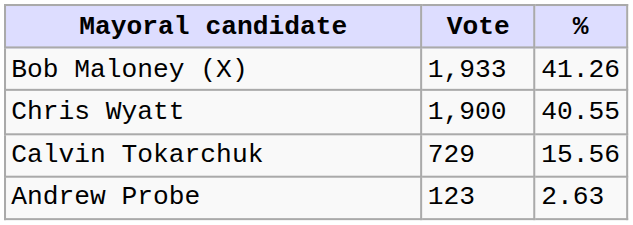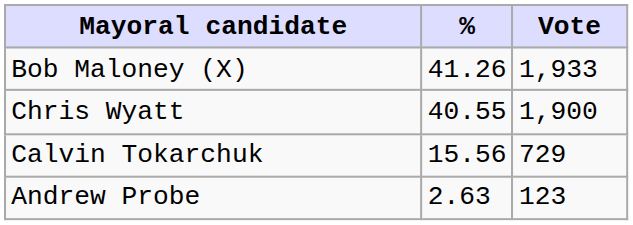columns swapped: (478, 26) <-> (581, 26)
